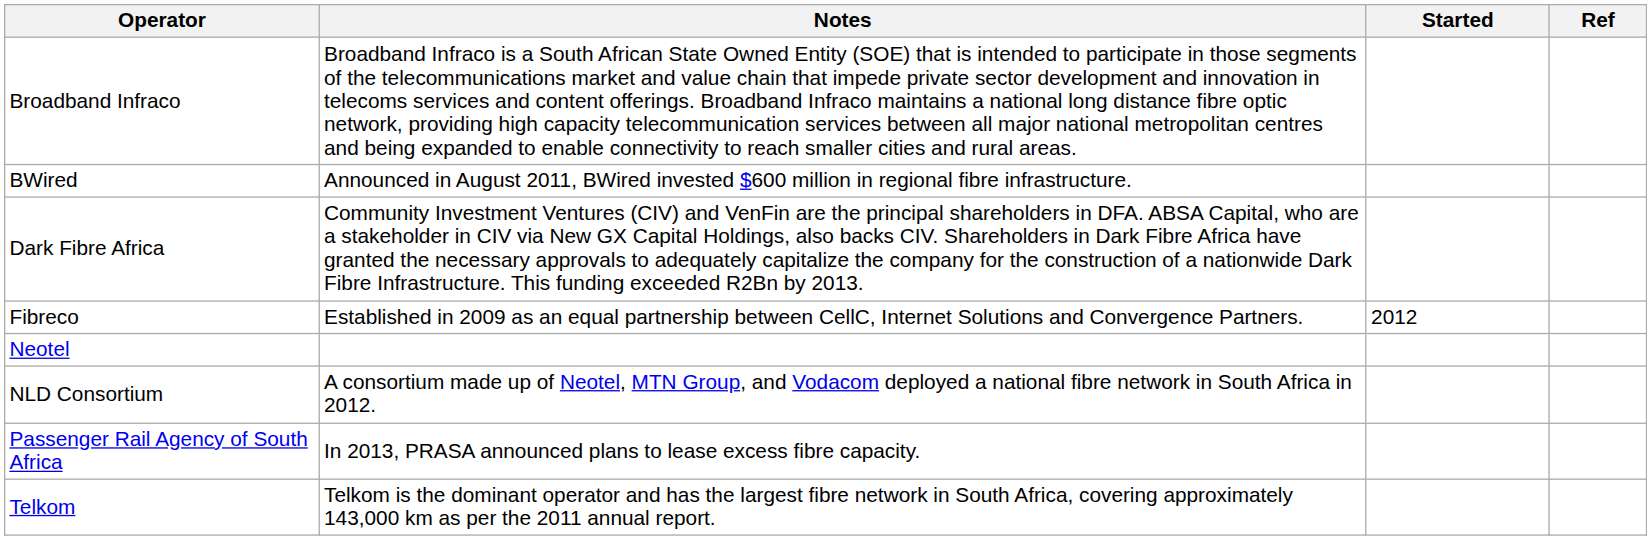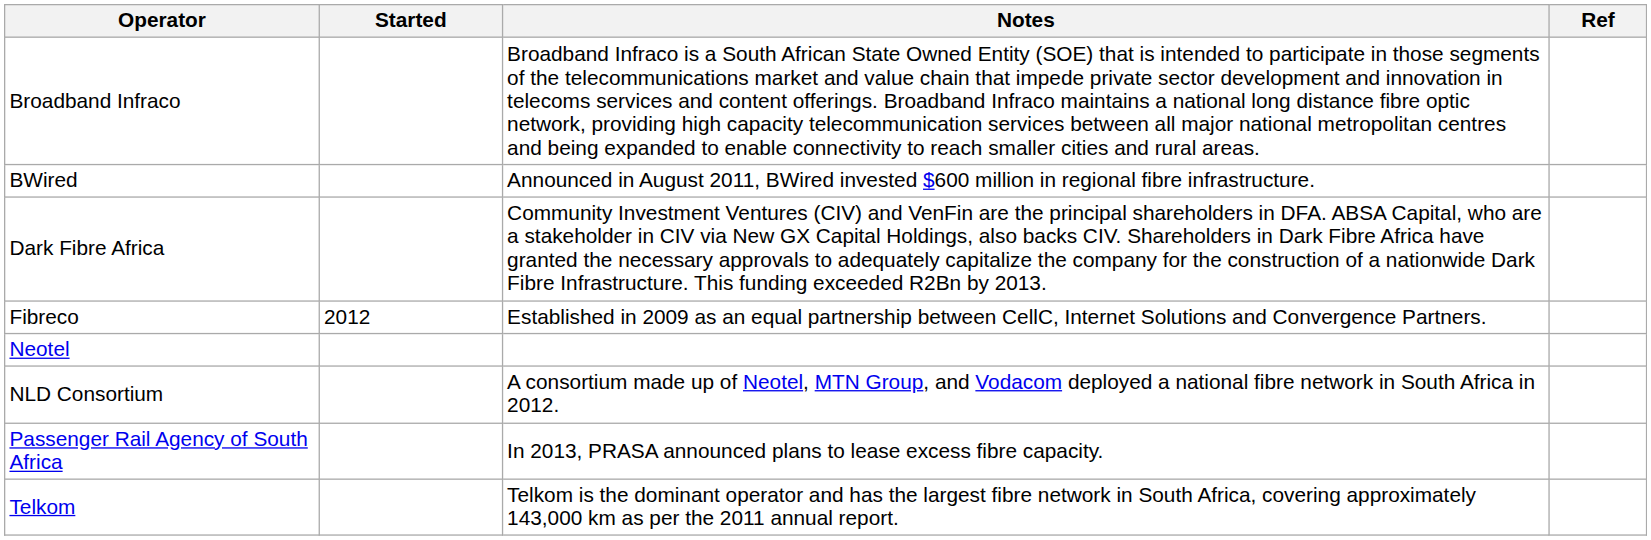columns swapped: (1458, 20) <-> (843, 20)
